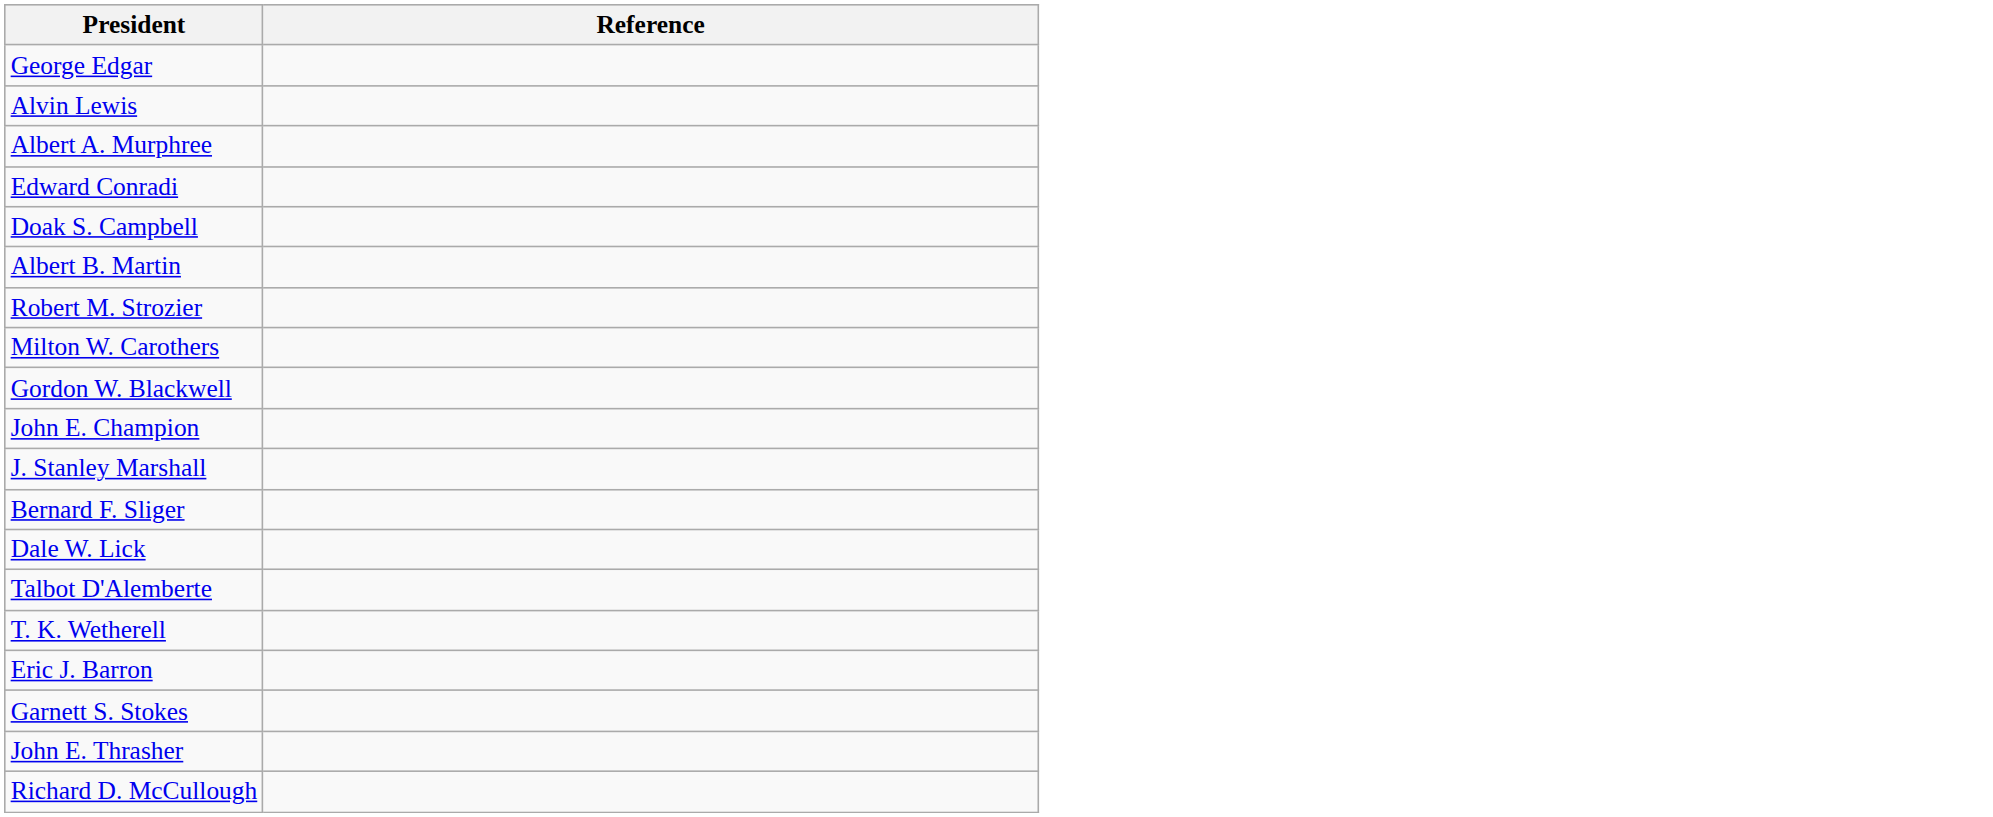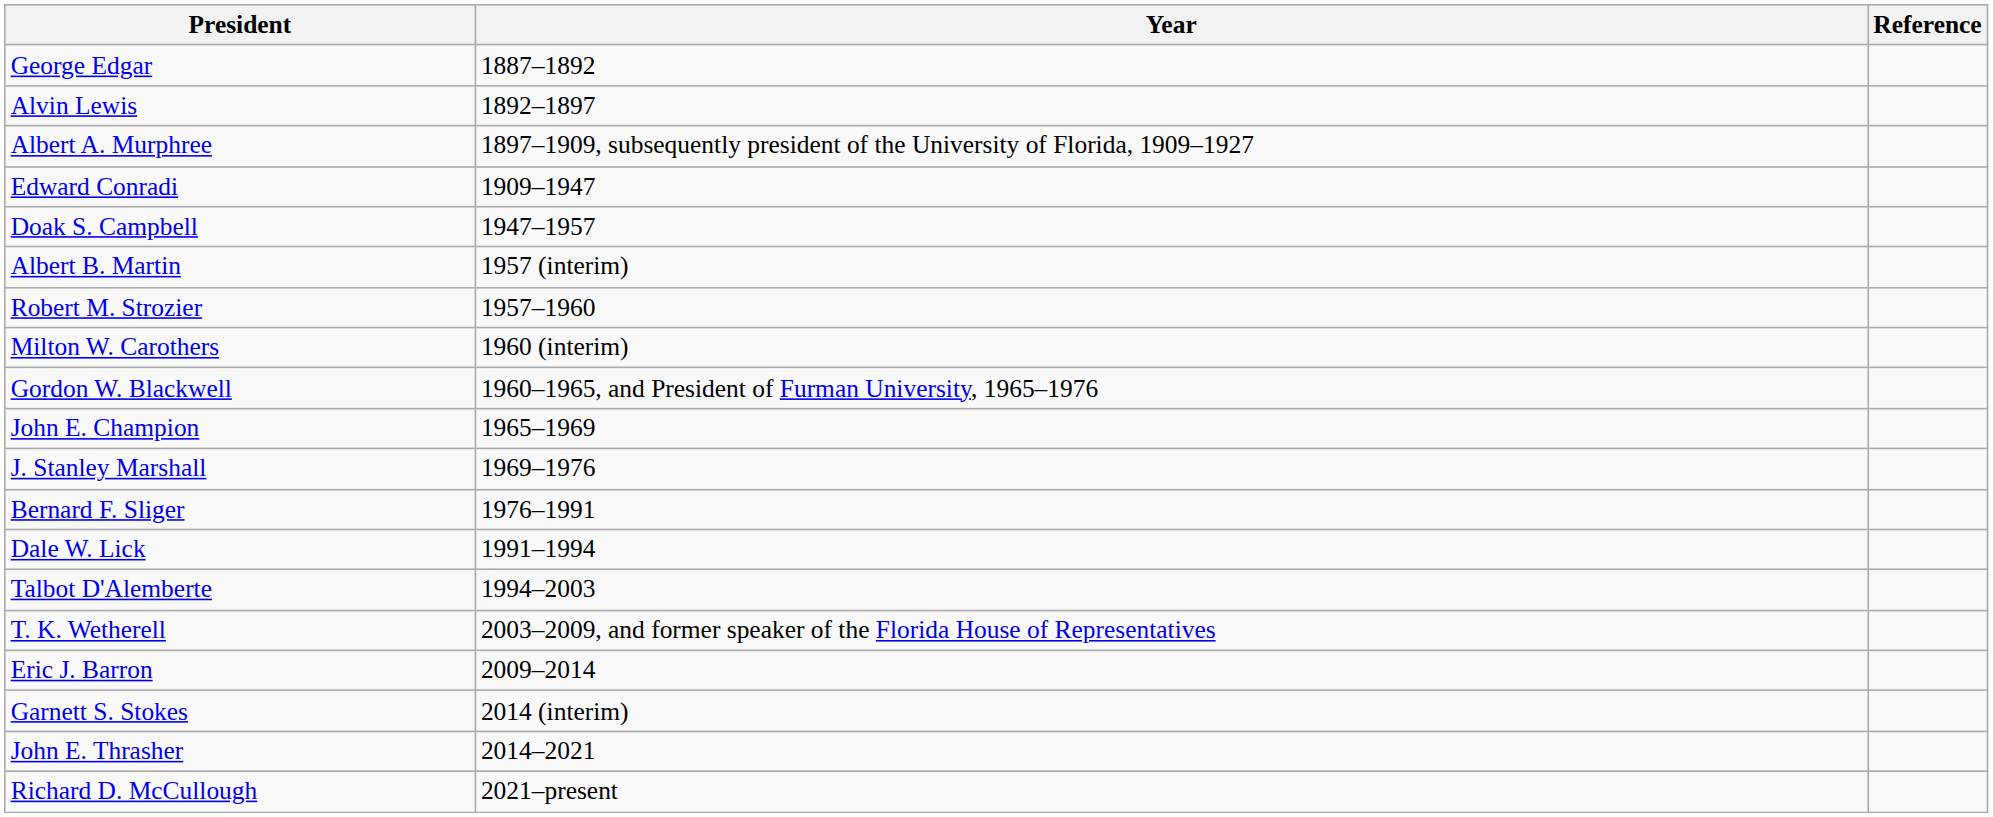+ column: (1171, 24)
